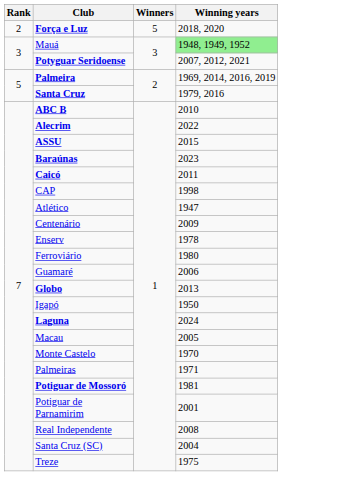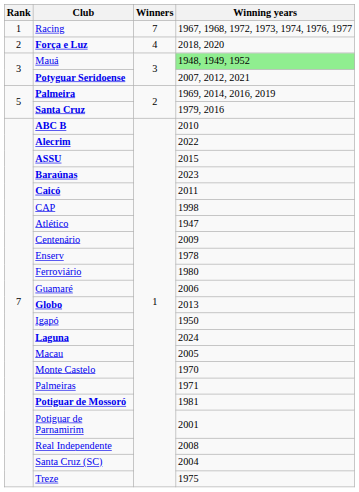+ row: (50, 28)
(155, 28) 5 -> (155, 45) 4
